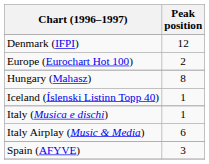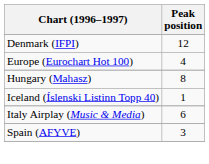(183, 61) 2 -> (183, 61) 4
- row: (57, 114)
